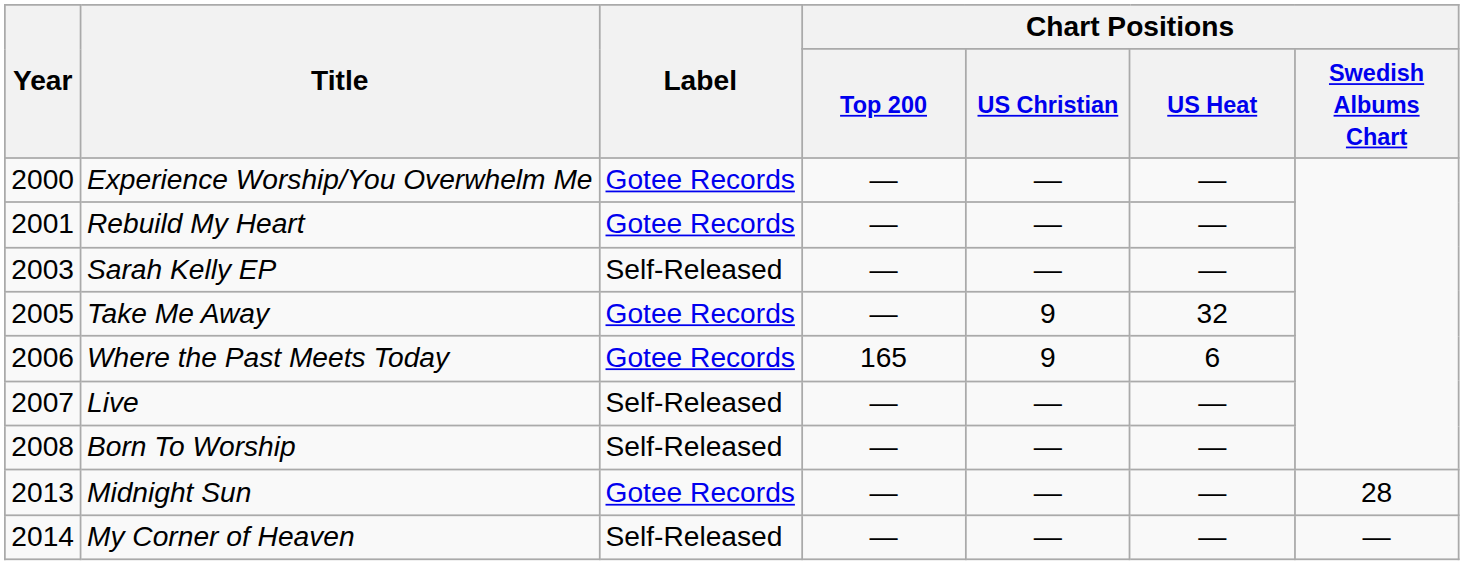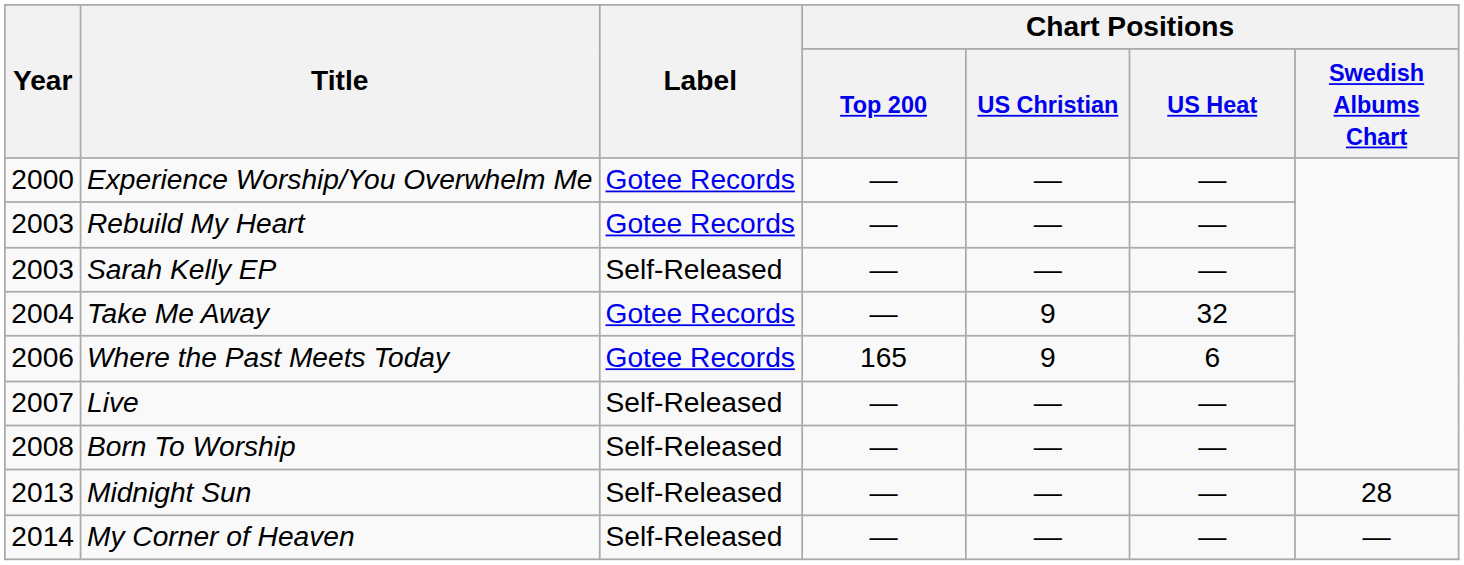(43, 224) 2001 -> (43, 224) 2003
(43, 313) 2005 -> (43, 313) 2004
(700, 492) Gotee Records -> (694, 492) Self-Released
